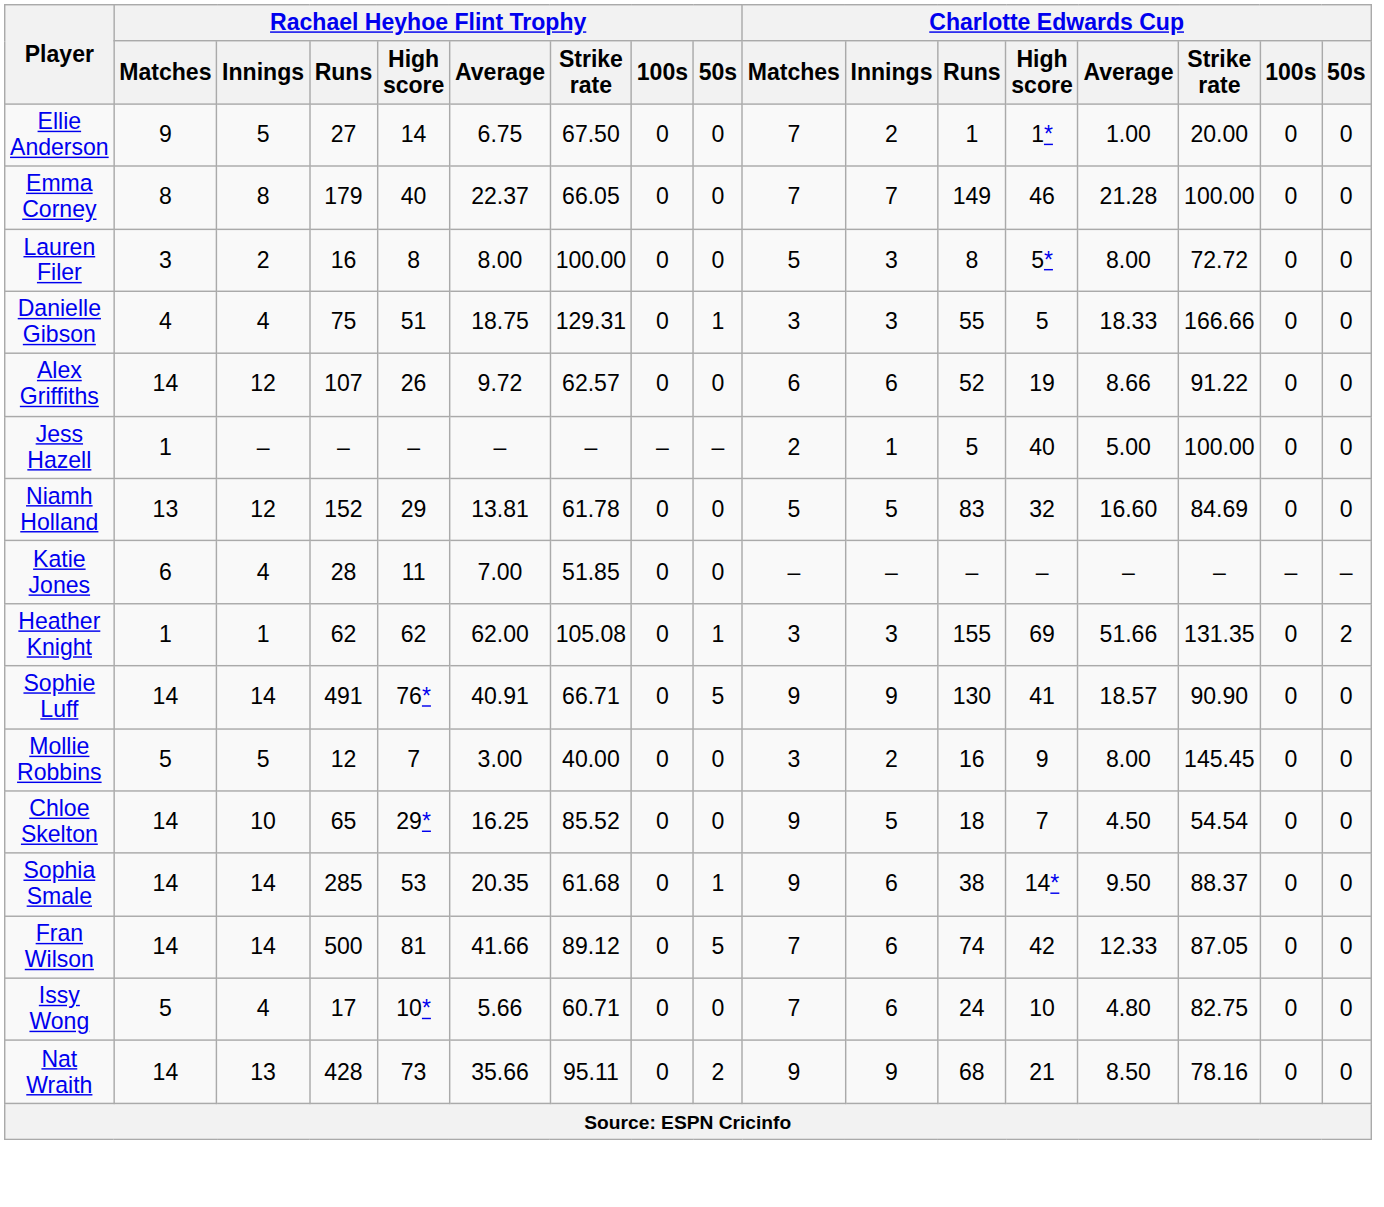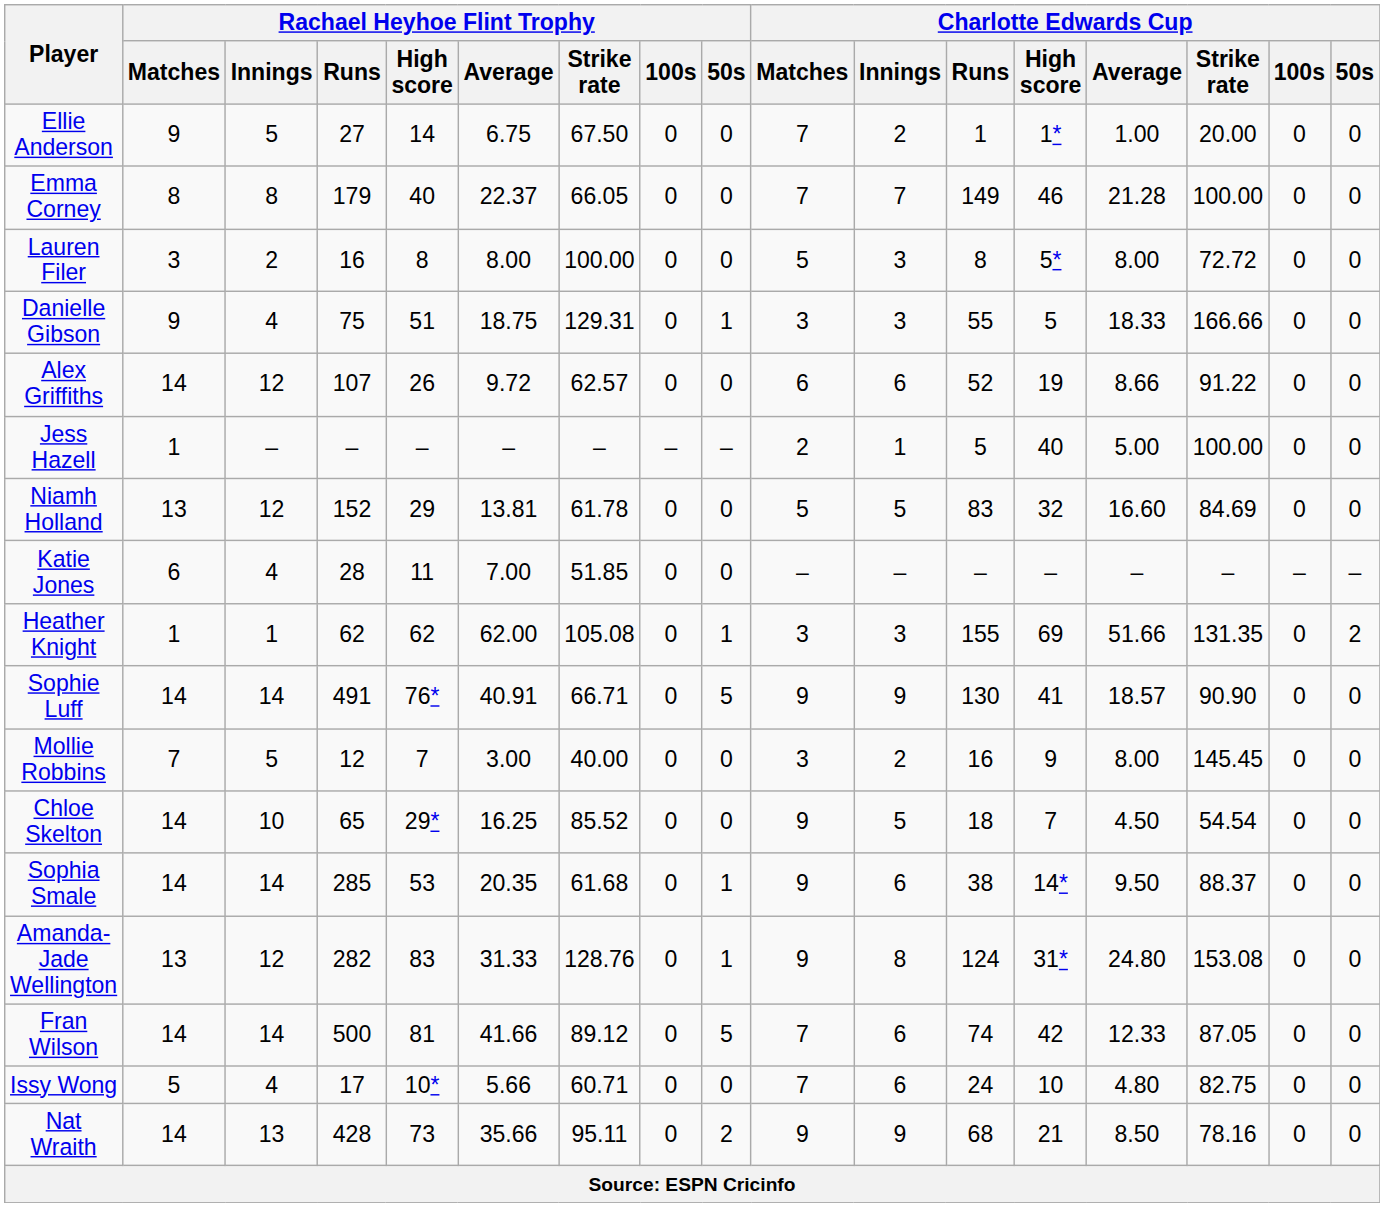(165, 322) 4 -> (174, 322) 9
(165, 759) 5 -> (174, 759) 7
+ row: (64, 959)
